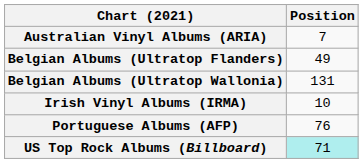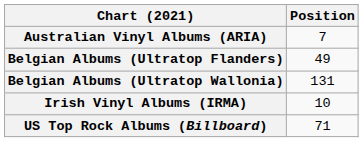- row: (146, 126)
(322, 148) paleturquoise background -> (322, 126) no background
